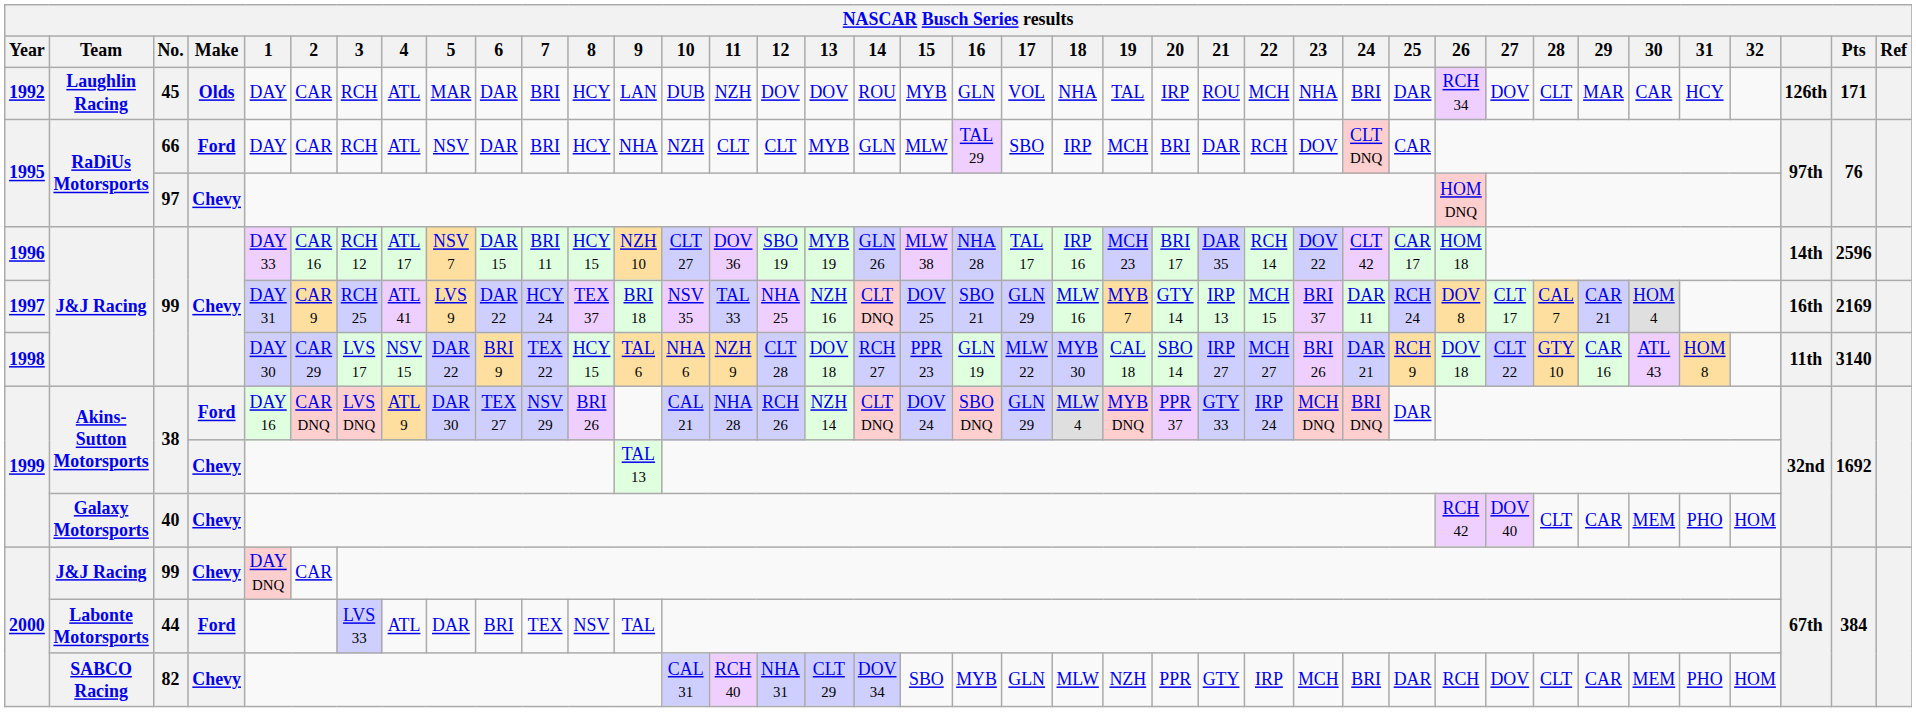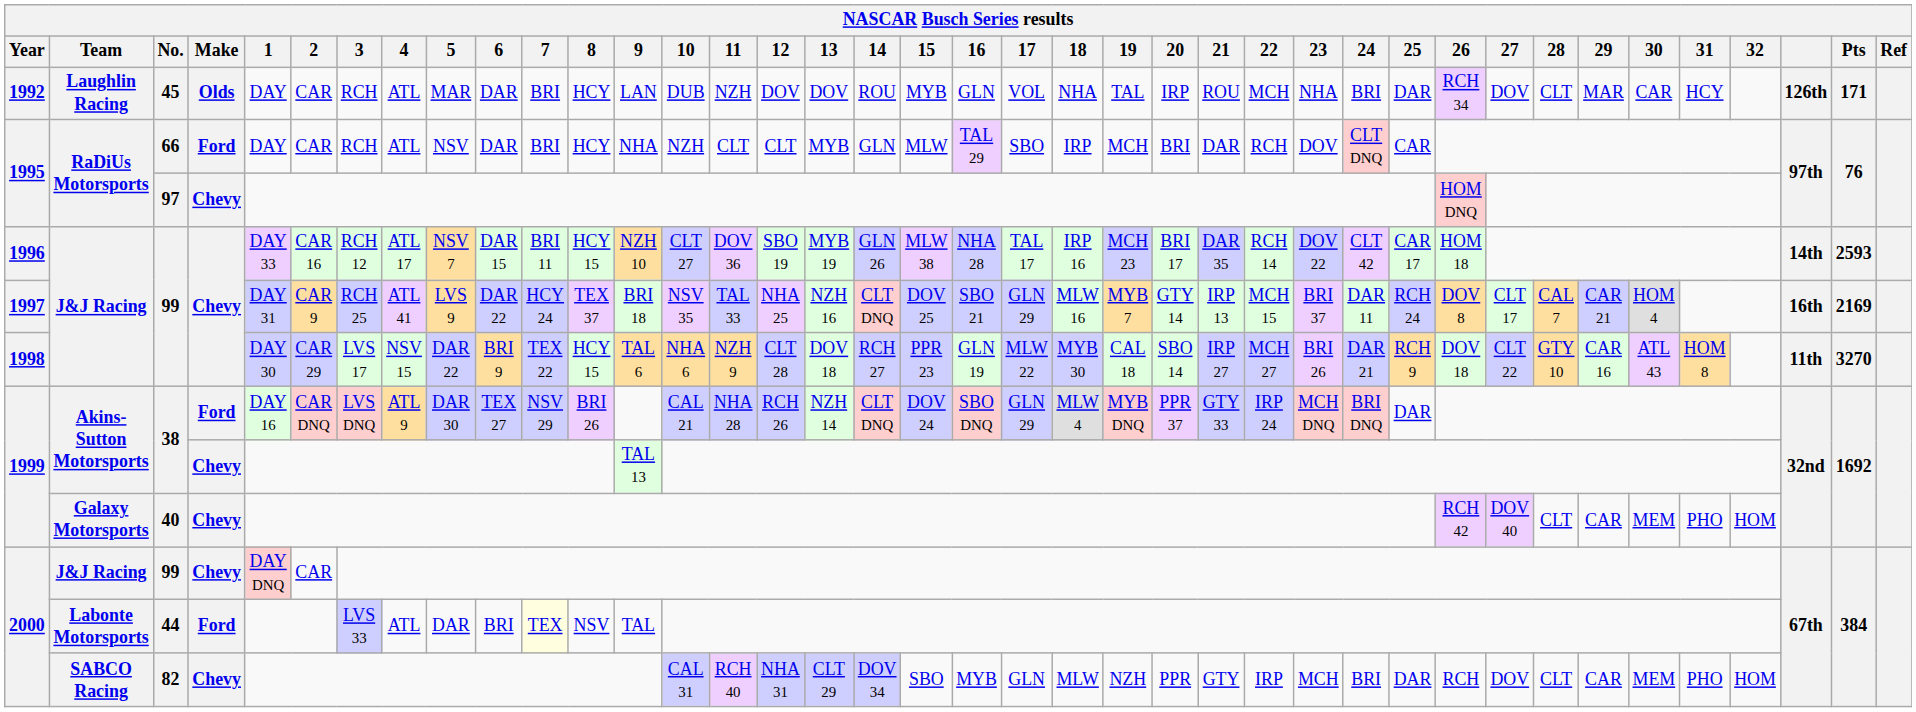(1854, 253) 2596 -> (1854, 253) 2593
(1854, 359) 3140 -> (1854, 359) 3270
(545, 626) no background -> (545, 626) lightyellow background
